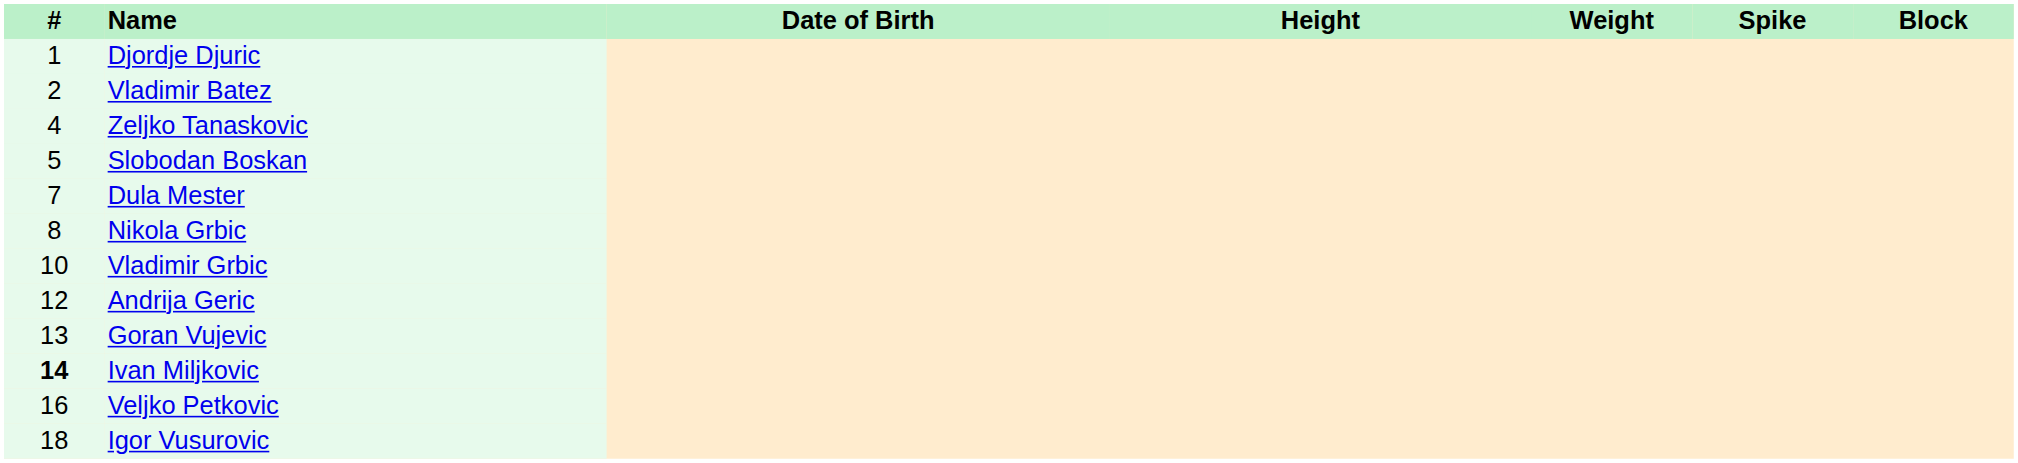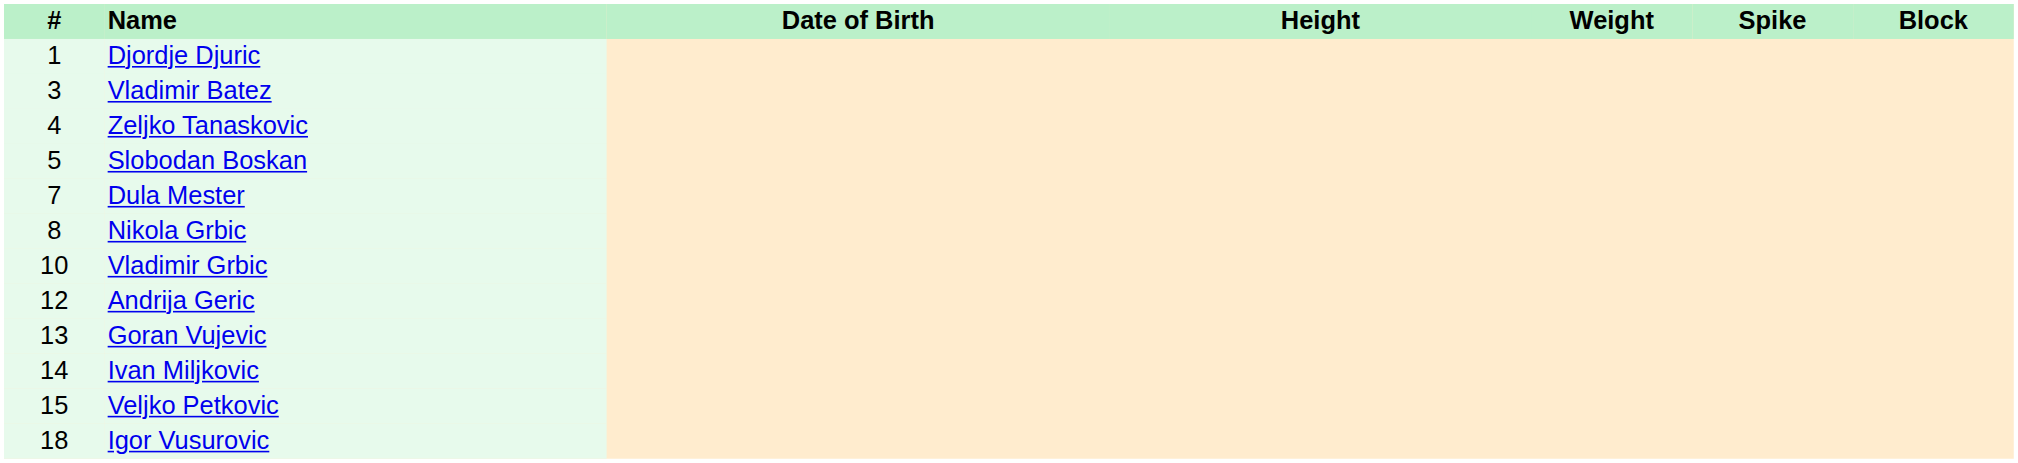(54, 91) 2 -> (54, 91) 3
(54, 370) bold -> (54, 370) normal
(54, 405) 16 -> (54, 405) 15
